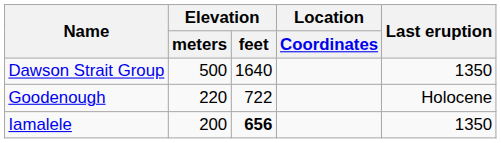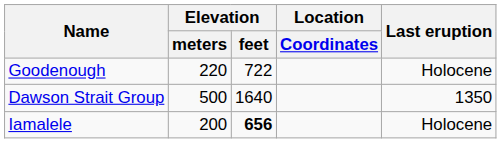rows swapped: (86, 71) <-> (57, 97)
(474, 124) 1350 -> (457, 124) Holocene
